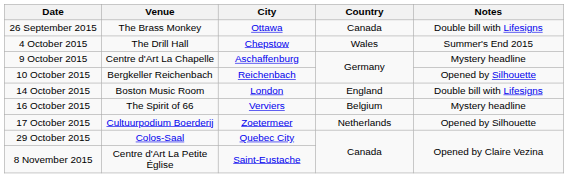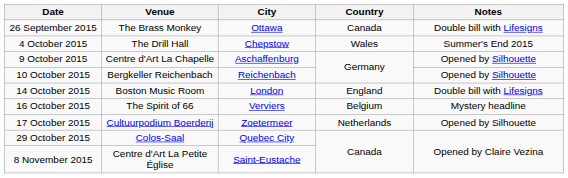(488, 59) Mystery headline -> (488, 59) Opened by Silhouette
